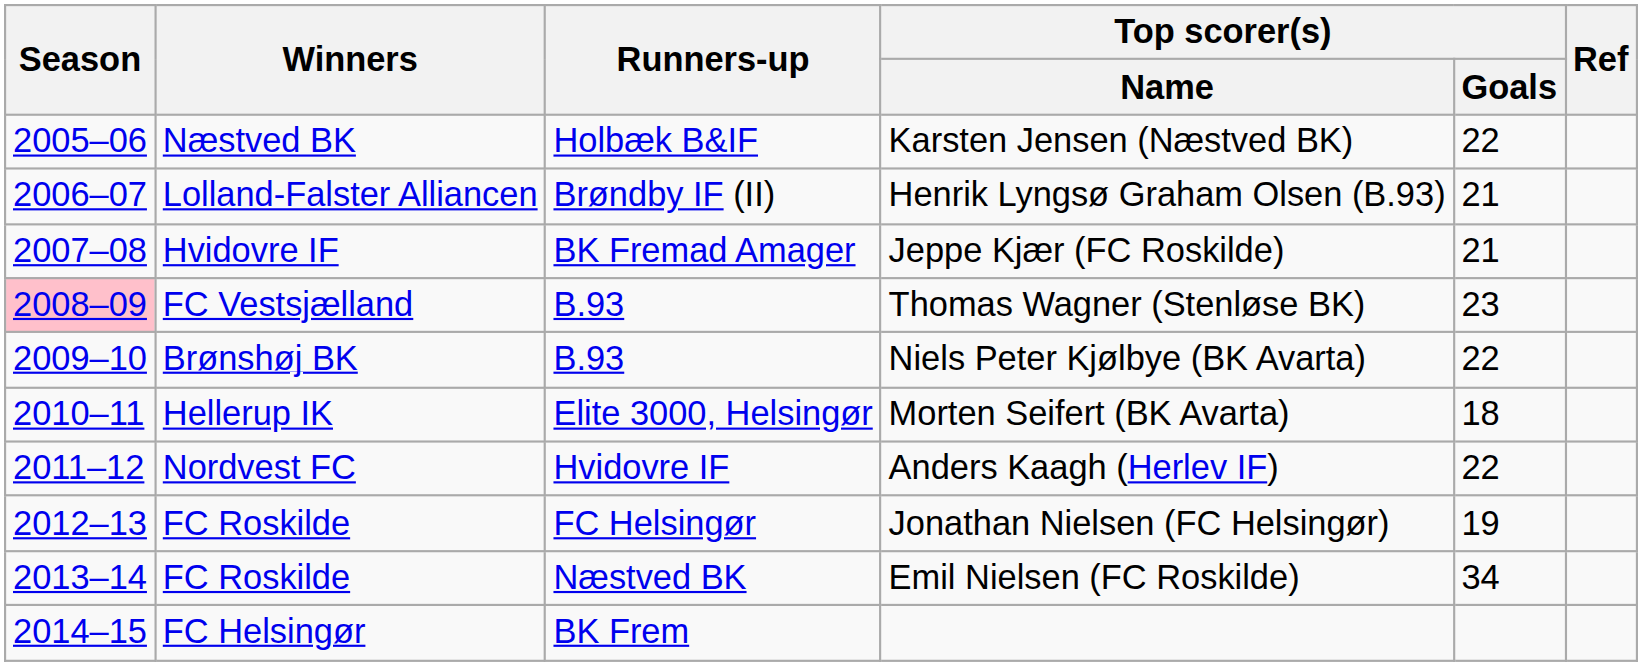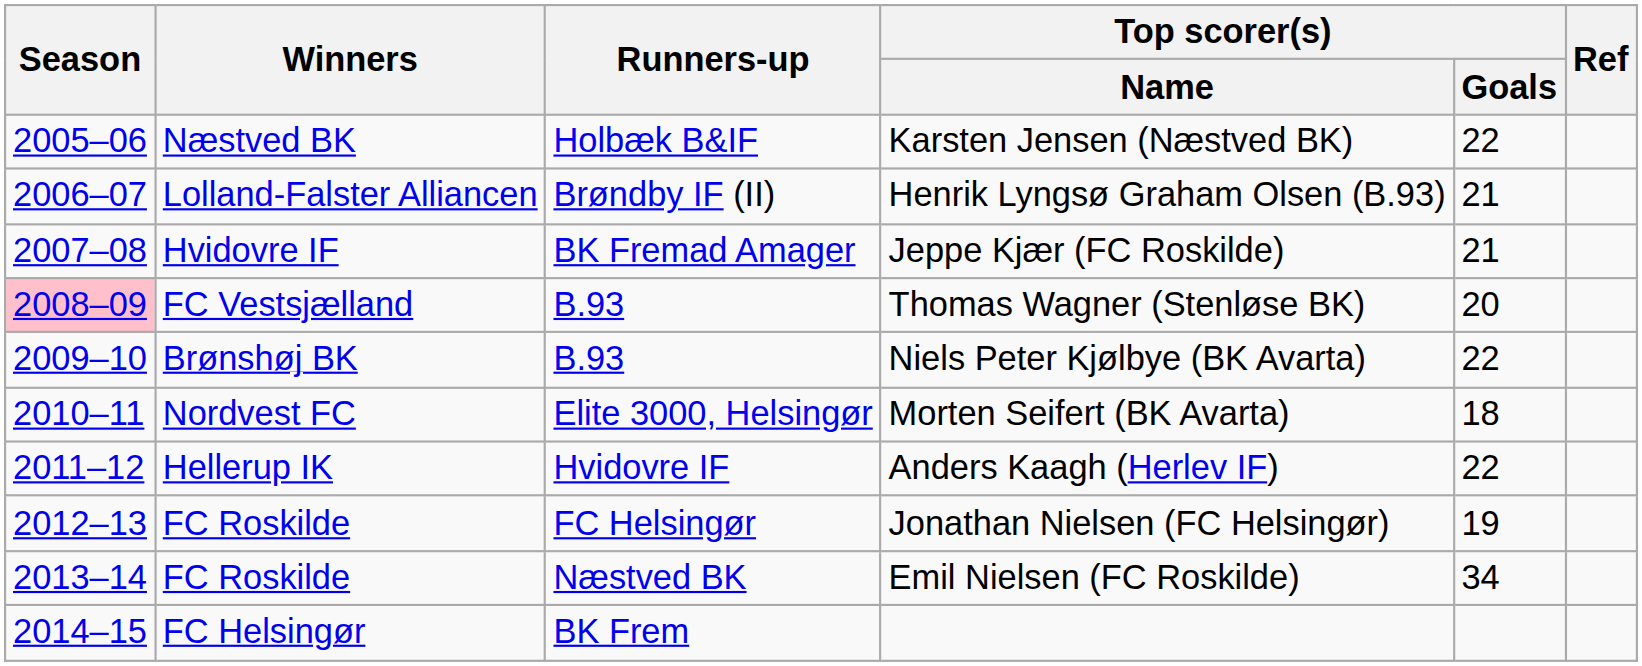(1481, 304) 23 -> (1481, 304) 20
(248, 413) Hellerup IK -> (259, 413) Nordvest FC
(259, 468) Nordvest FC -> (248, 468) Hellerup IK
